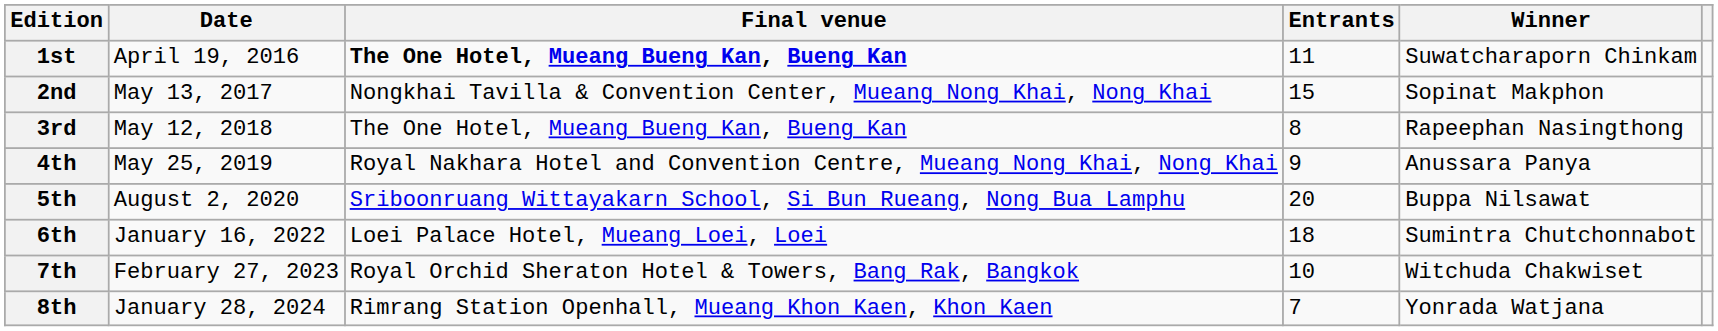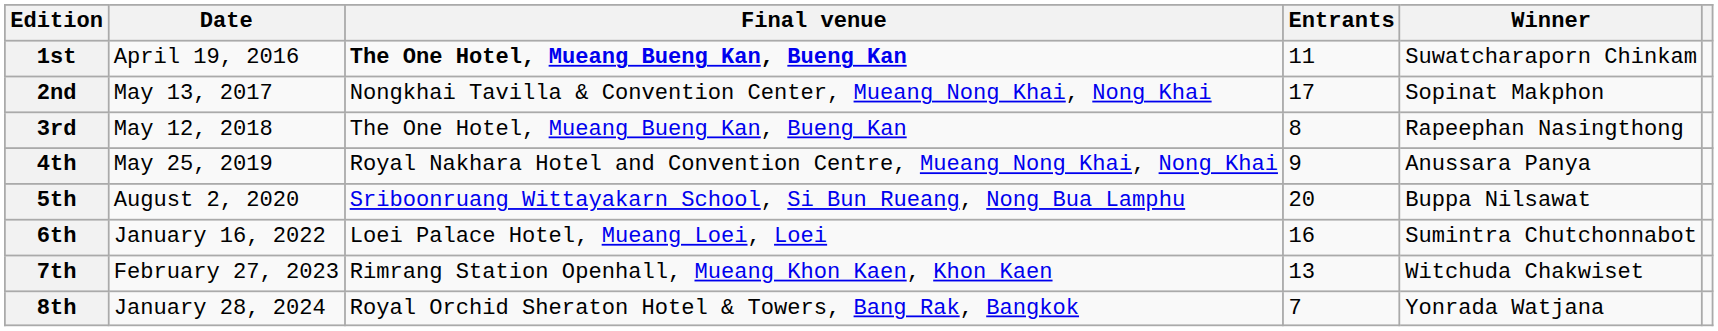(1302, 94) 15 -> (1302, 94) 17
(1302, 237) 18 -> (1302, 237) 16
(714, 273) Royal Orchid Sheraton Hotel & Towers, Bang Rak, Bangkok -> (701, 273) Rimrang Station Openhall, Mueang Khon Kaen, Khon Kaen
(1302, 273) 10 -> (1302, 273) 13
(701, 309) Rimrang Station Openhall, Mueang Khon Kaen, Khon Kaen -> (714, 309) Royal Orchid Sheraton Hotel & Towers, Bang Rak, Bangkok
